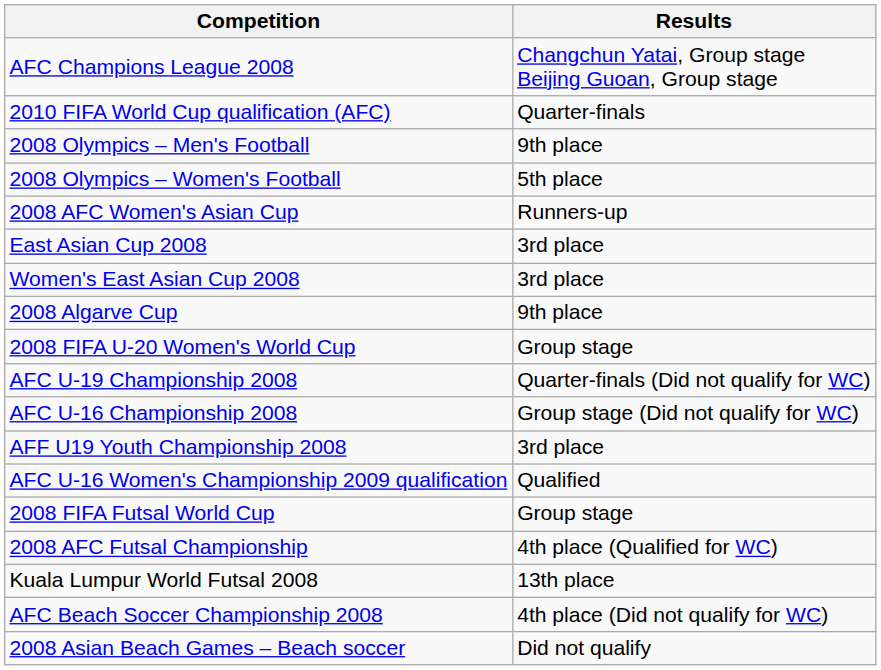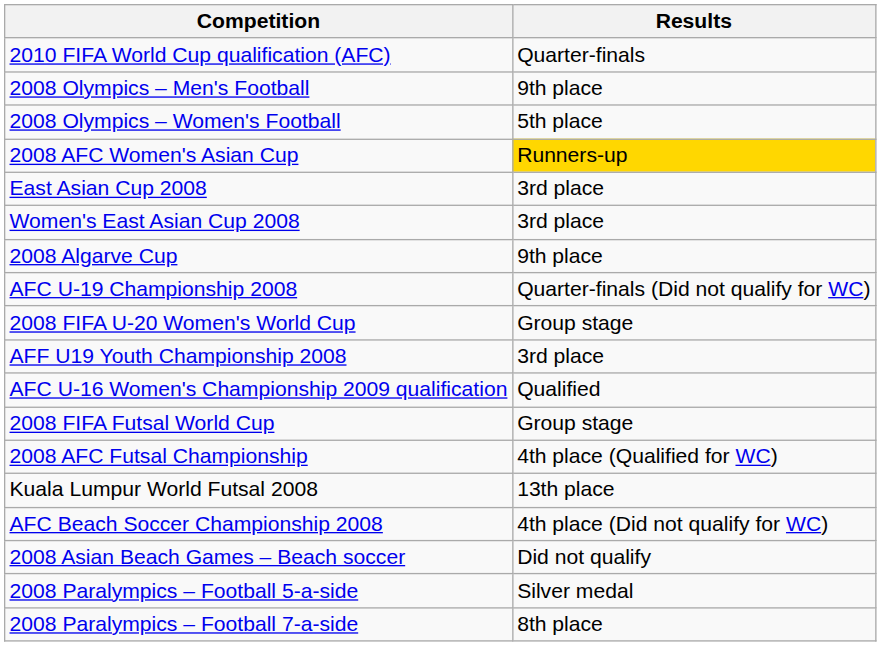- row: (152, 66)
(572, 212) no background -> (572, 155) gold background
rows swapped: (183, 346) <-> (153, 379)
- row: (153, 413)
+ row: (184, 590)
+ row: (184, 624)
